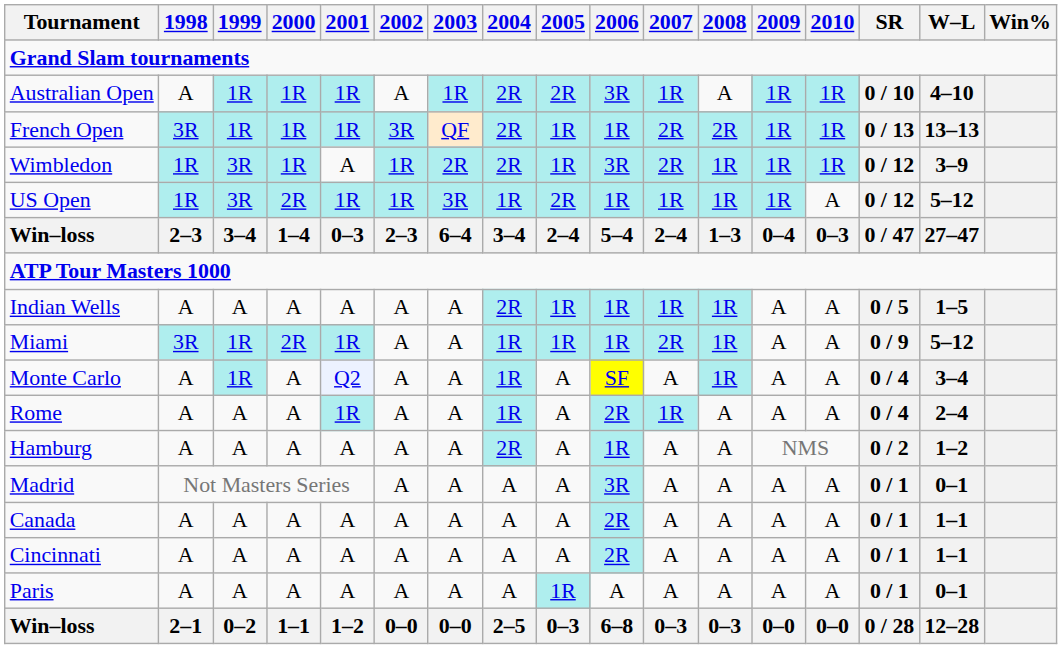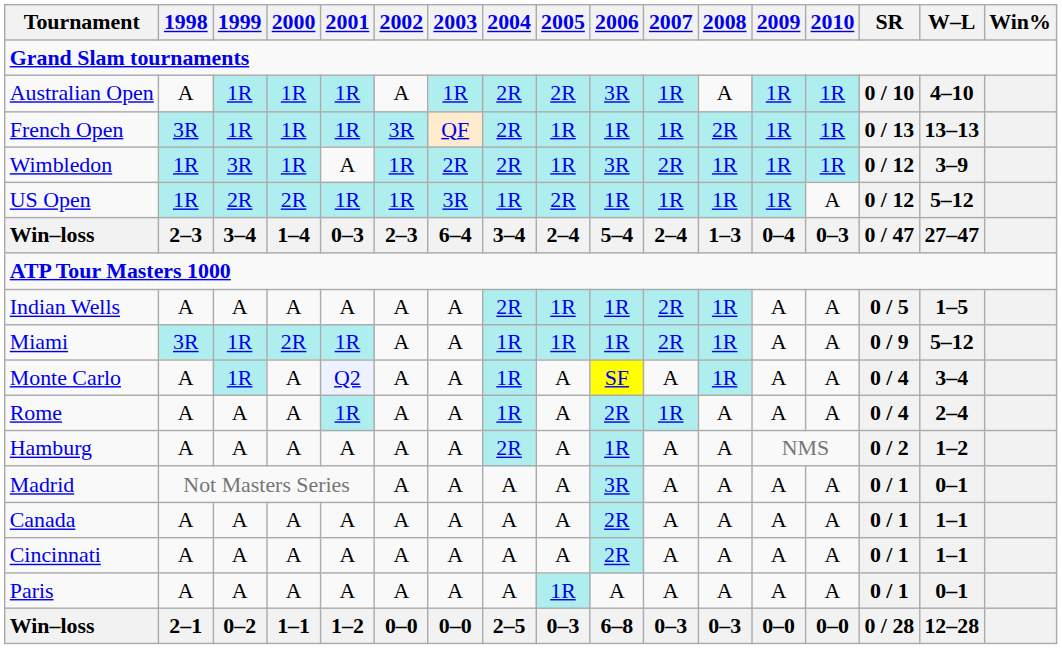(671, 128) 2R -> (671, 128) 1R
(240, 199) 3R -> (240, 199) 2R
(671, 305) 1R -> (671, 305) 2R
